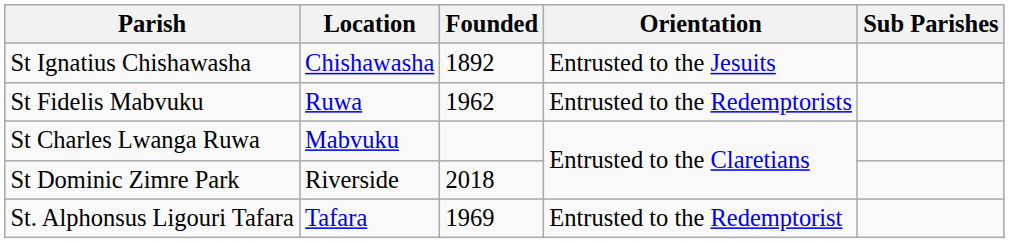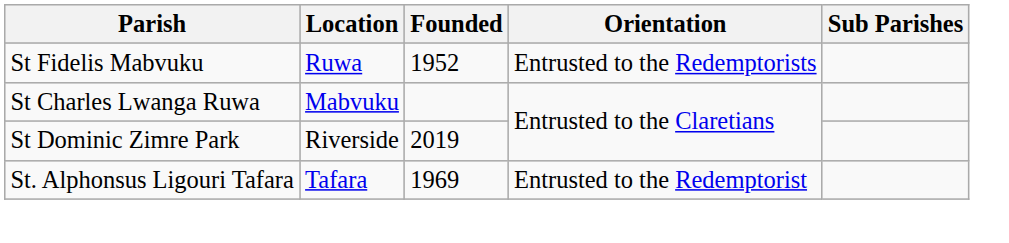- row: (131, 62)
(470, 101) 1962 -> (435, 62) 1952
(470, 179) 2018 -> (435, 140) 2019
